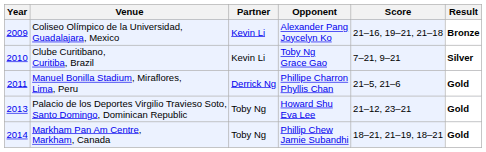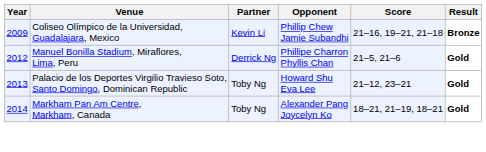(314, 33) Alexander Pang Joycelyn Ko -> (315, 33) Phillip Chew Jamie Subandhi
- row: (69, 58)
(17, 84) 2011 -> (17, 58) 2012
(315, 135) Phillip Chew Jamie Subandhi -> (314, 109) Alexander Pang Joycelyn Ko
